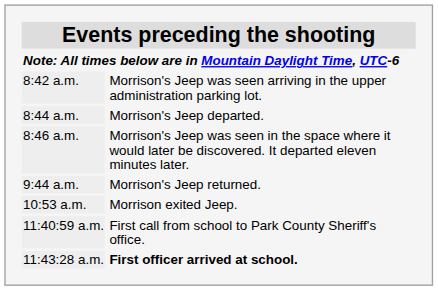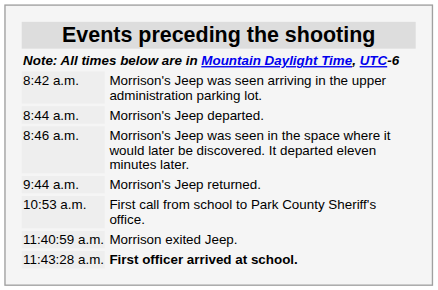(173, 205) Morrison exited Jeep. -> (243, 212) First call from school to Park County Sheriff's office.
(243, 232) First call from school to Park County Sheriff's office. -> (173, 240) Morrison exited Jeep.
